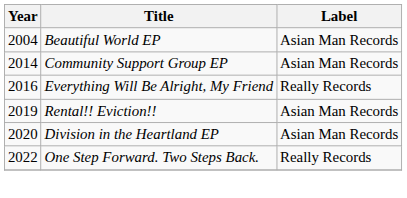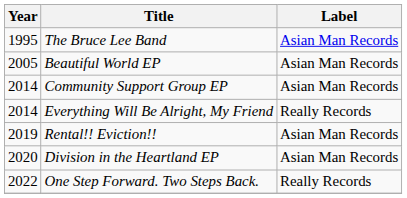+ row: (105, 39)
(23, 39) 2004 -> (23, 63) 2005
(23, 87) 2016 -> (23, 110) 2014
